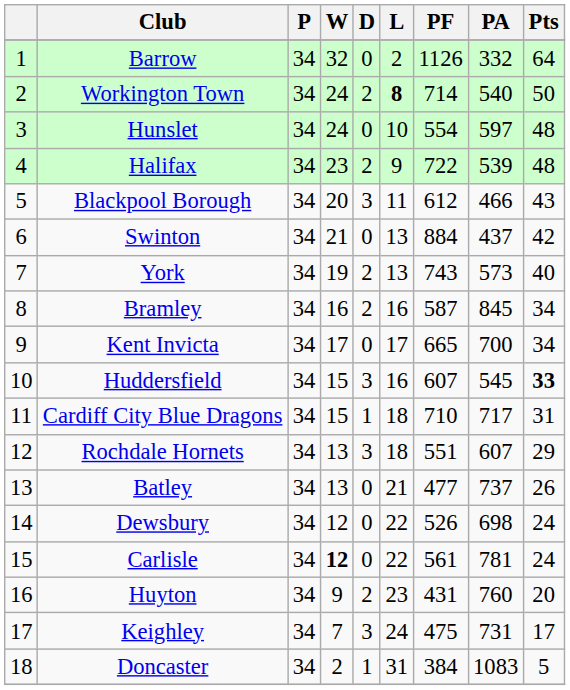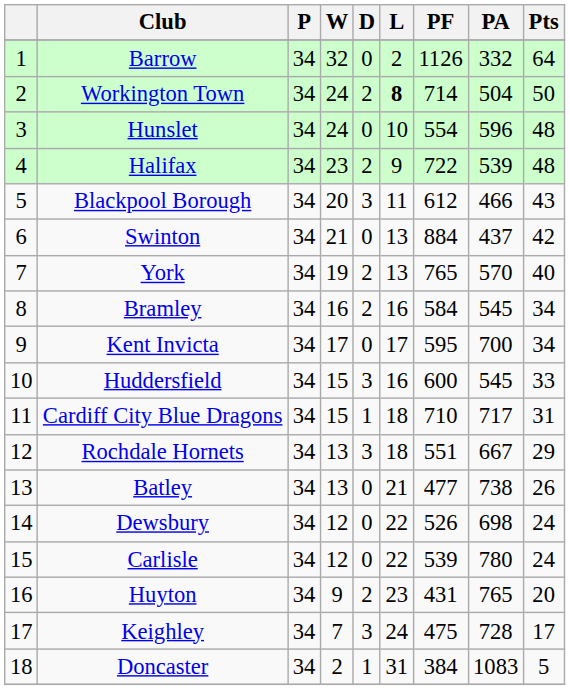(496, 93) 540 -> (496, 93) 504
(496, 129) 597 -> (496, 129) 596
(441, 272) 743 -> (441, 272) 765
(496, 272) 573 -> (496, 272) 570
(441, 308) 587 -> (441, 308) 584
(496, 308) 845 -> (496, 308) 545
(441, 344) 665 -> (441, 344) 595
(441, 380) 607 -> (441, 380) 600
(544, 380) bold -> (544, 380) normal
(496, 451) 607 -> (496, 451) 667
(496, 487) 737 -> (496, 487) 738
(337, 559) bold -> (337, 559) normal
(441, 559) 561 -> (441, 559) 539
(496, 559) 781 -> (496, 559) 780
(496, 594) 760 -> (496, 594) 765
(496, 630) 731 -> (496, 630) 728
